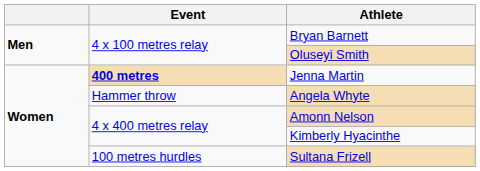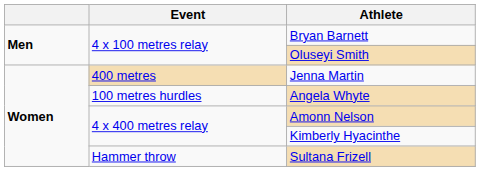(125, 76) bold -> (124, 76) normal
(134, 96) Hammer throw -> (147, 96) 100 metres hurdles
(147, 157) 100 metres hurdles -> (134, 157) Hammer throw
